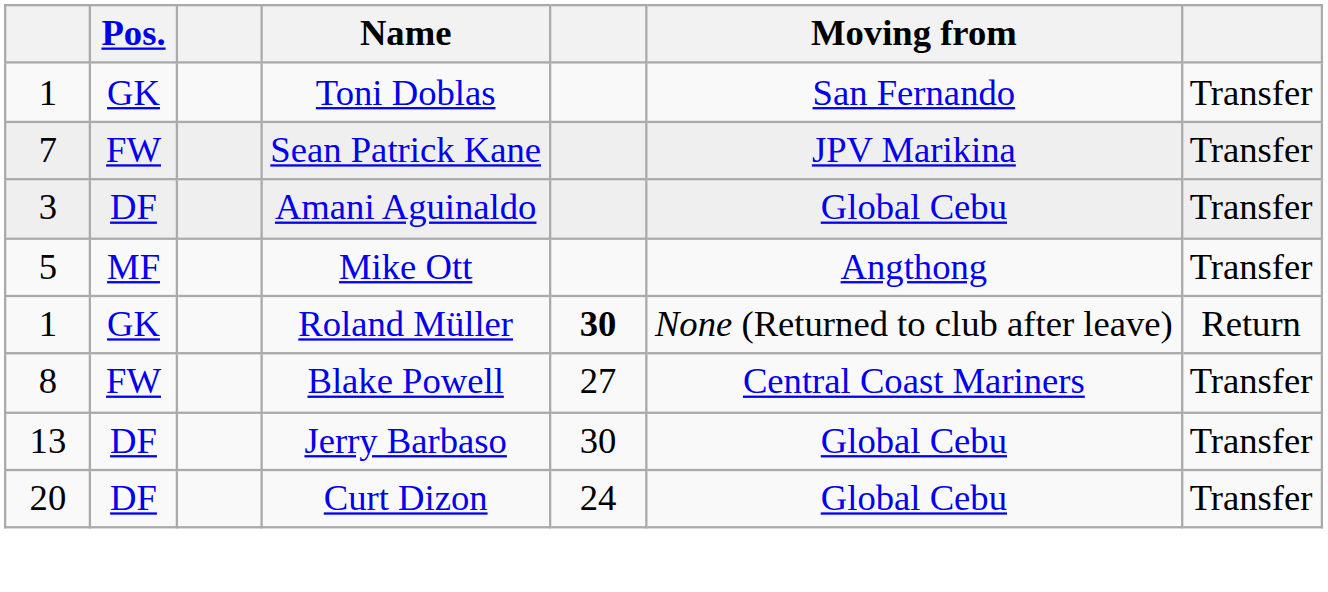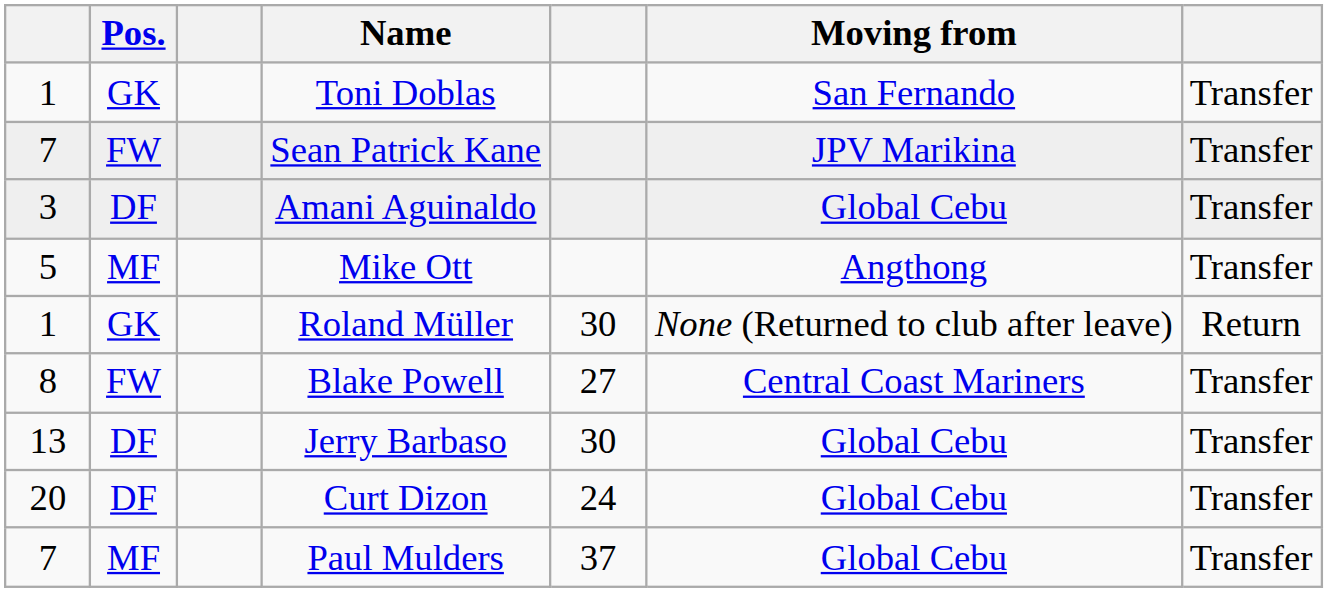(598, 324) bold -> (598, 324) normal
+ row: (406, 556)
